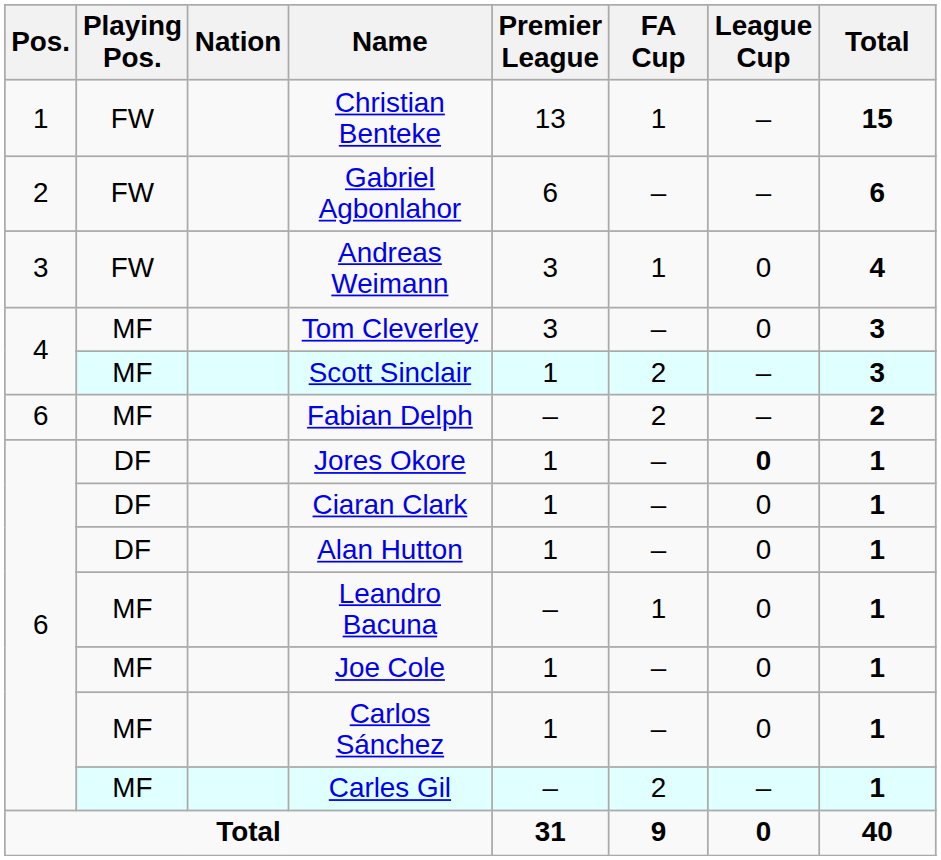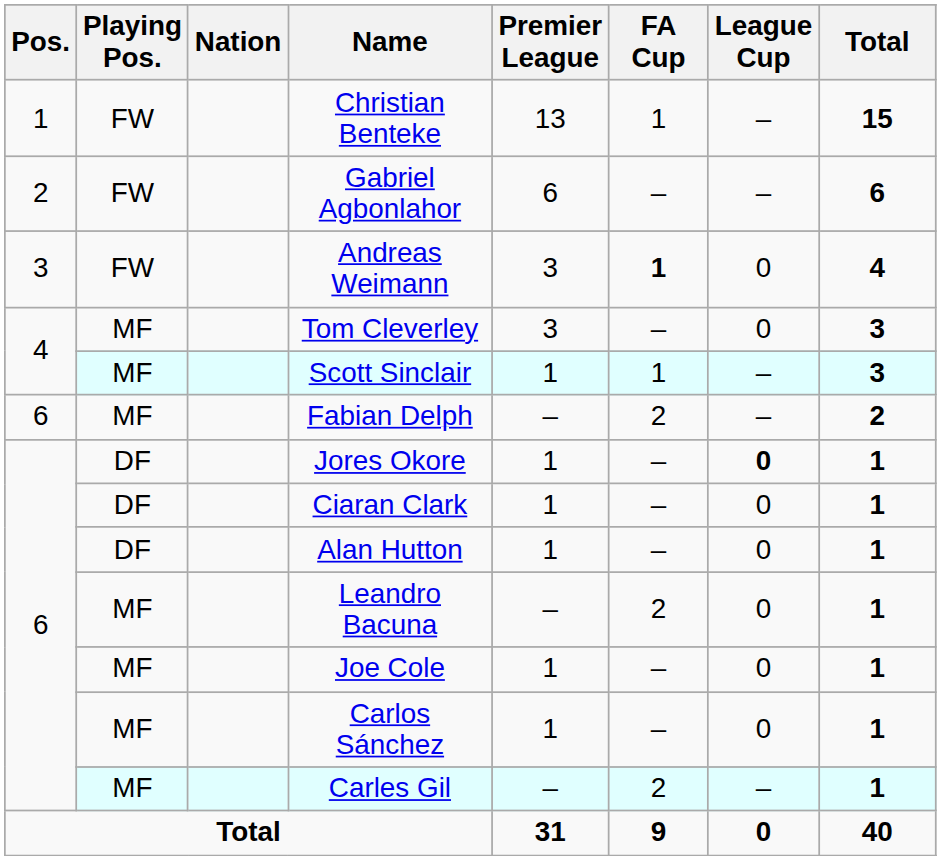(658, 268) normal -> (658, 268) bold
(658, 372) 2 -> (658, 372) 1
(658, 609) 1 -> (658, 609) 2
